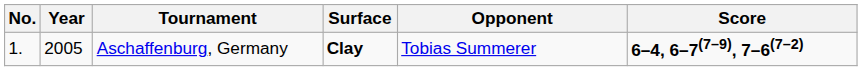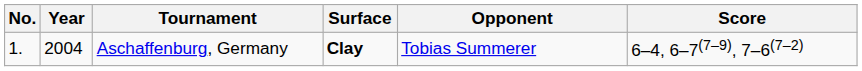(63, 48) 2005 -> (63, 48) 2004
(717, 48) bold -> (717, 48) normal
